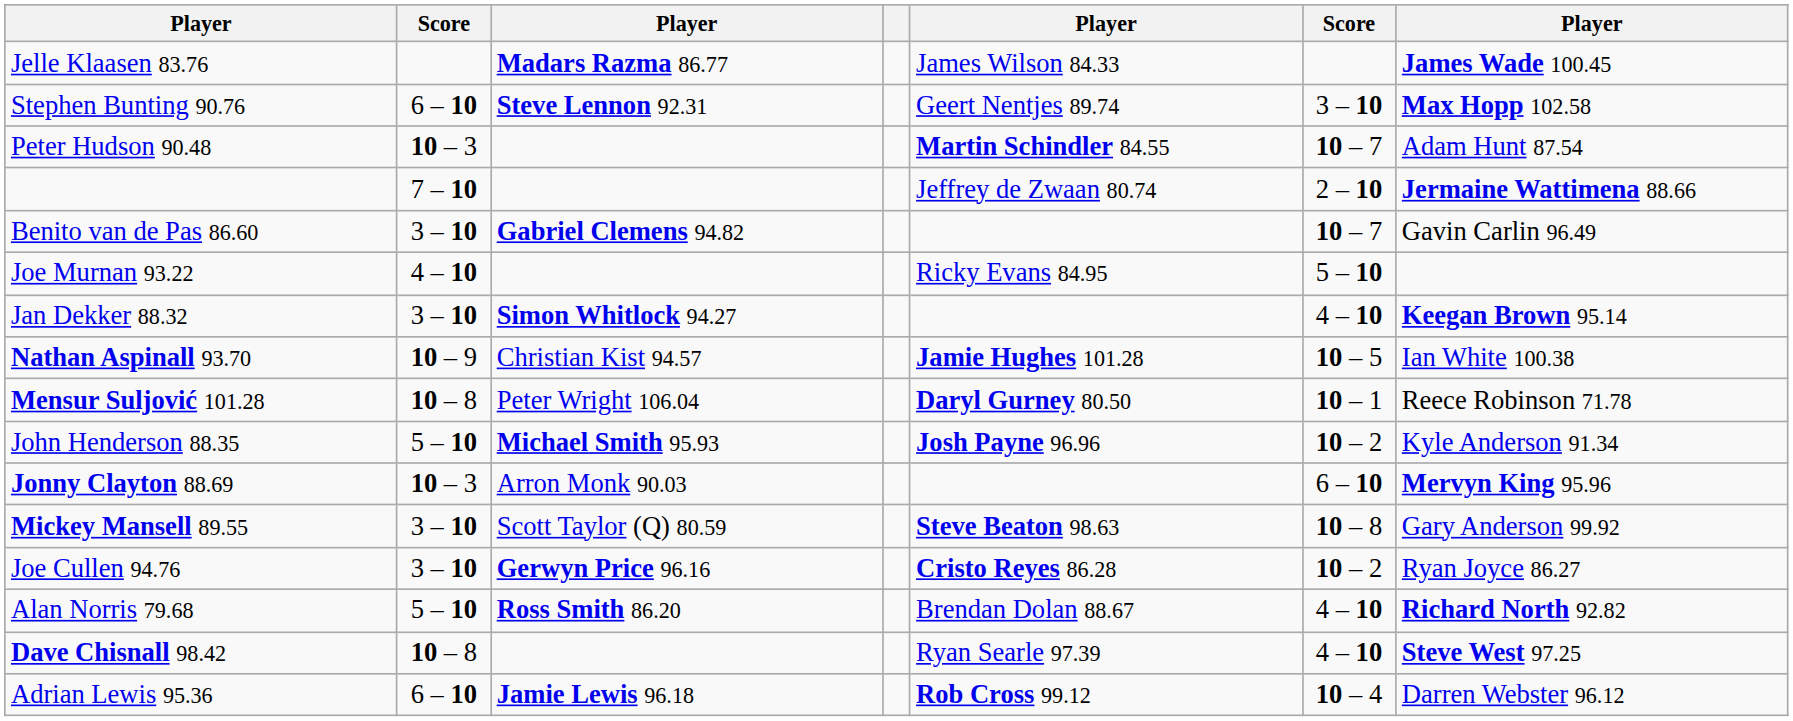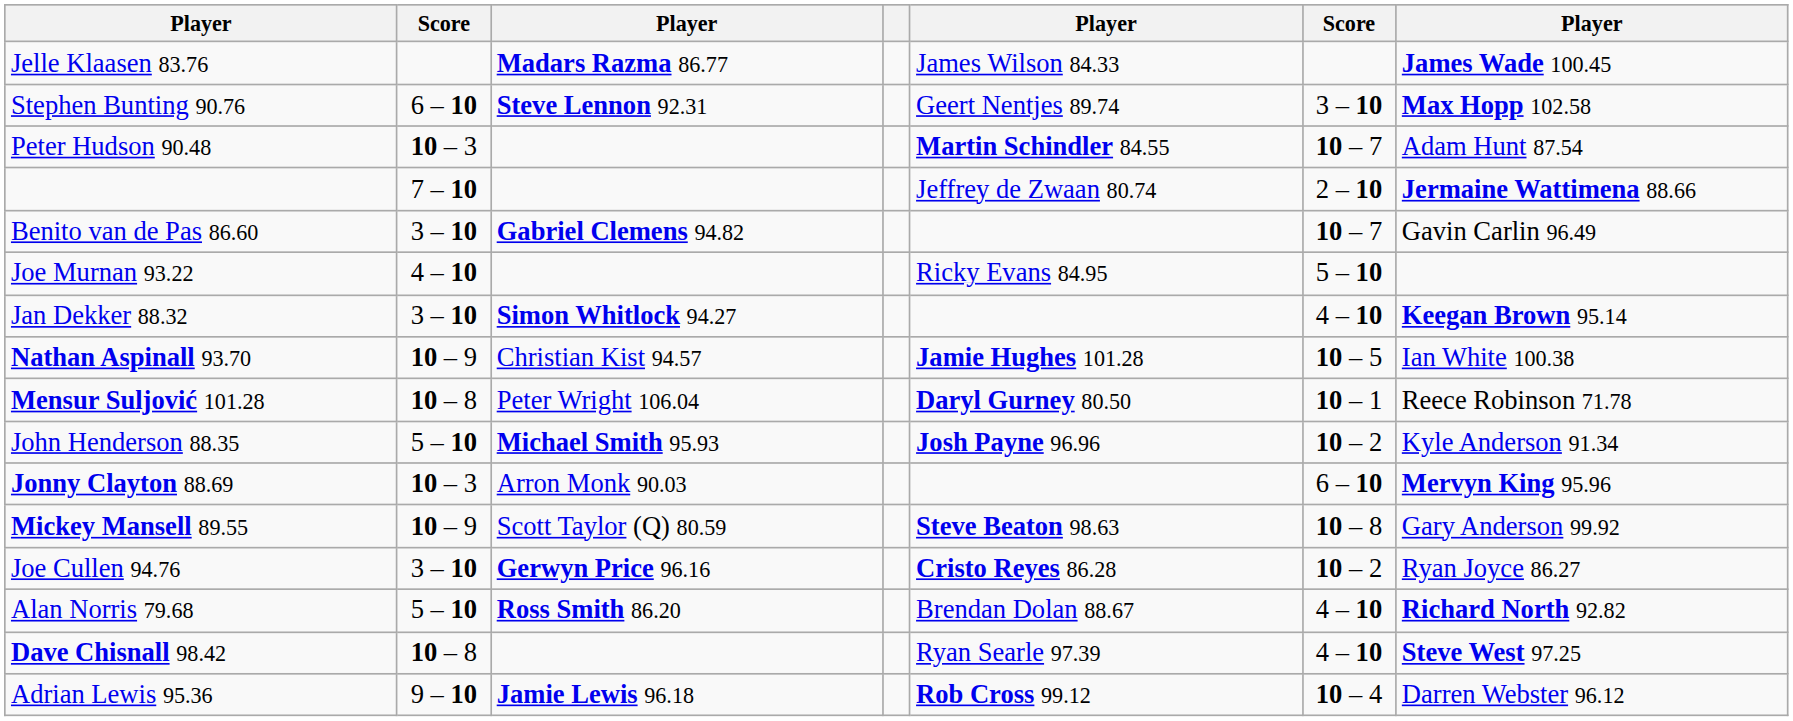(444, 525) 3 – 10 -> (444, 525) 10 – 9
(444, 694) 6 – 10 -> (444, 694) 9 – 10
